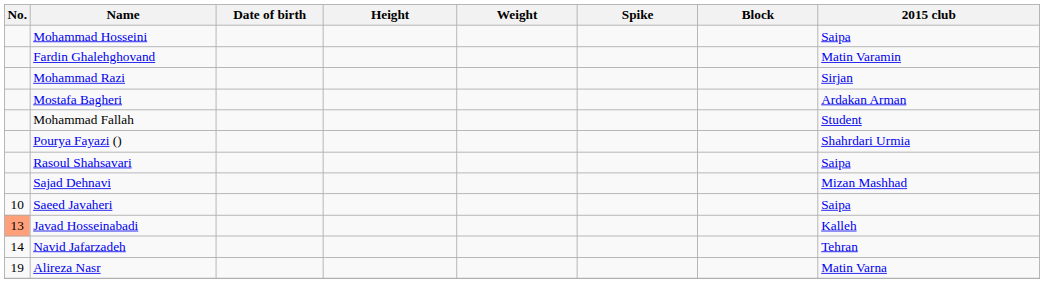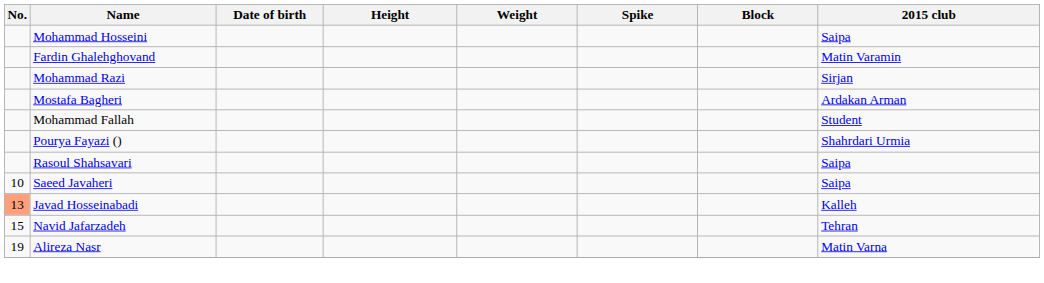- row: (72, 183)
(17, 246) 14 -> (17, 225) 15
